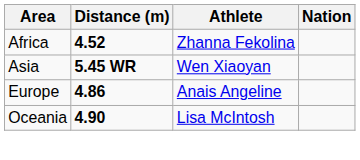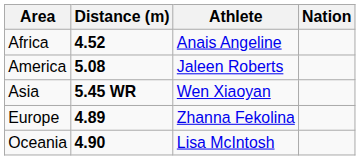(236, 42) Zhanna Fekolina -> (229, 42) Anais Angeline
+ row: (37, 67)
(90, 92) 4.86 -> (90, 117) 4.89
(229, 92) Anais Angeline -> (236, 117) Zhanna Fekolina
